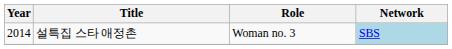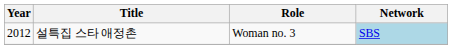(19, 33) 2014 -> (19, 33) 2012
